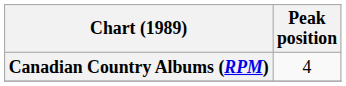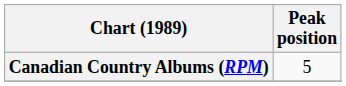(307, 66) 4 -> (307, 66) 5
